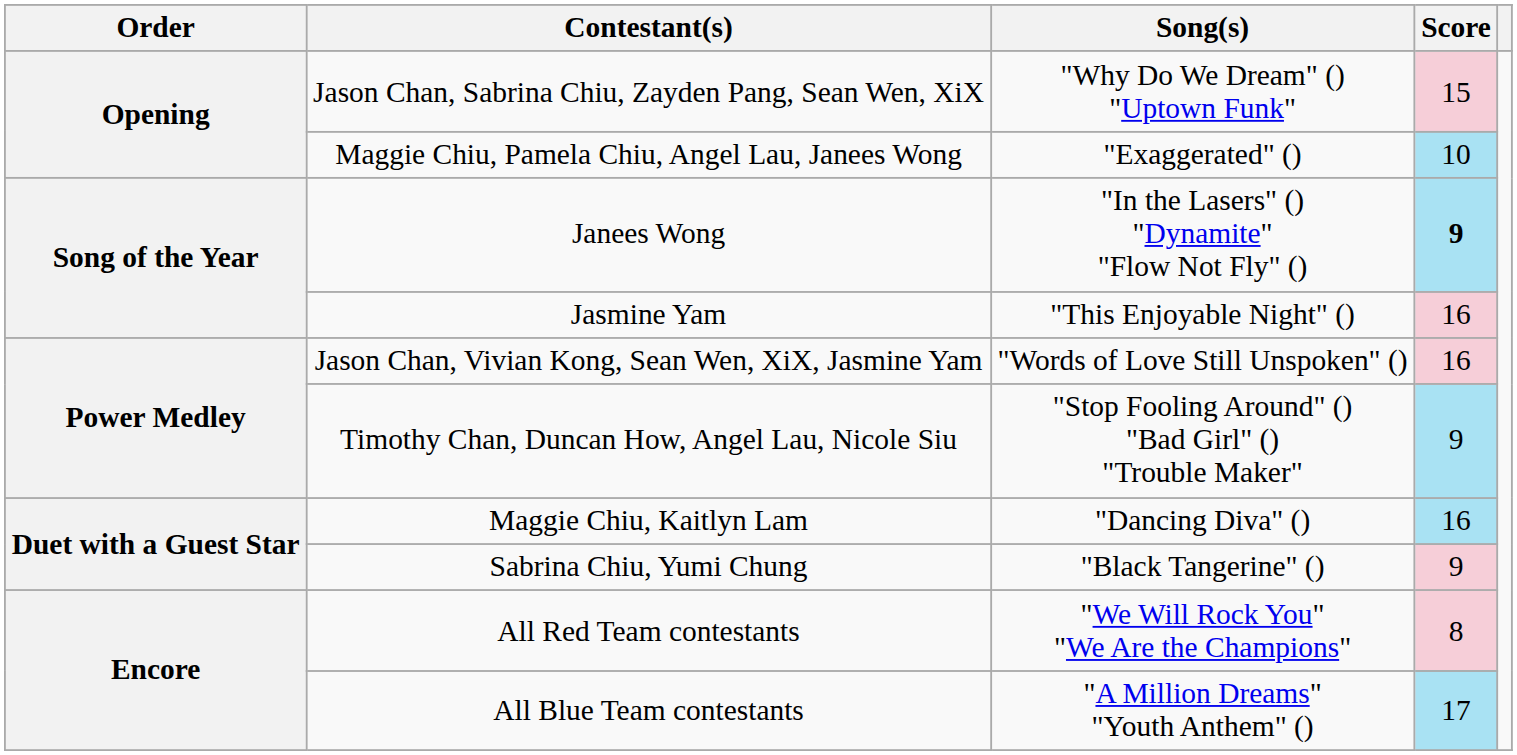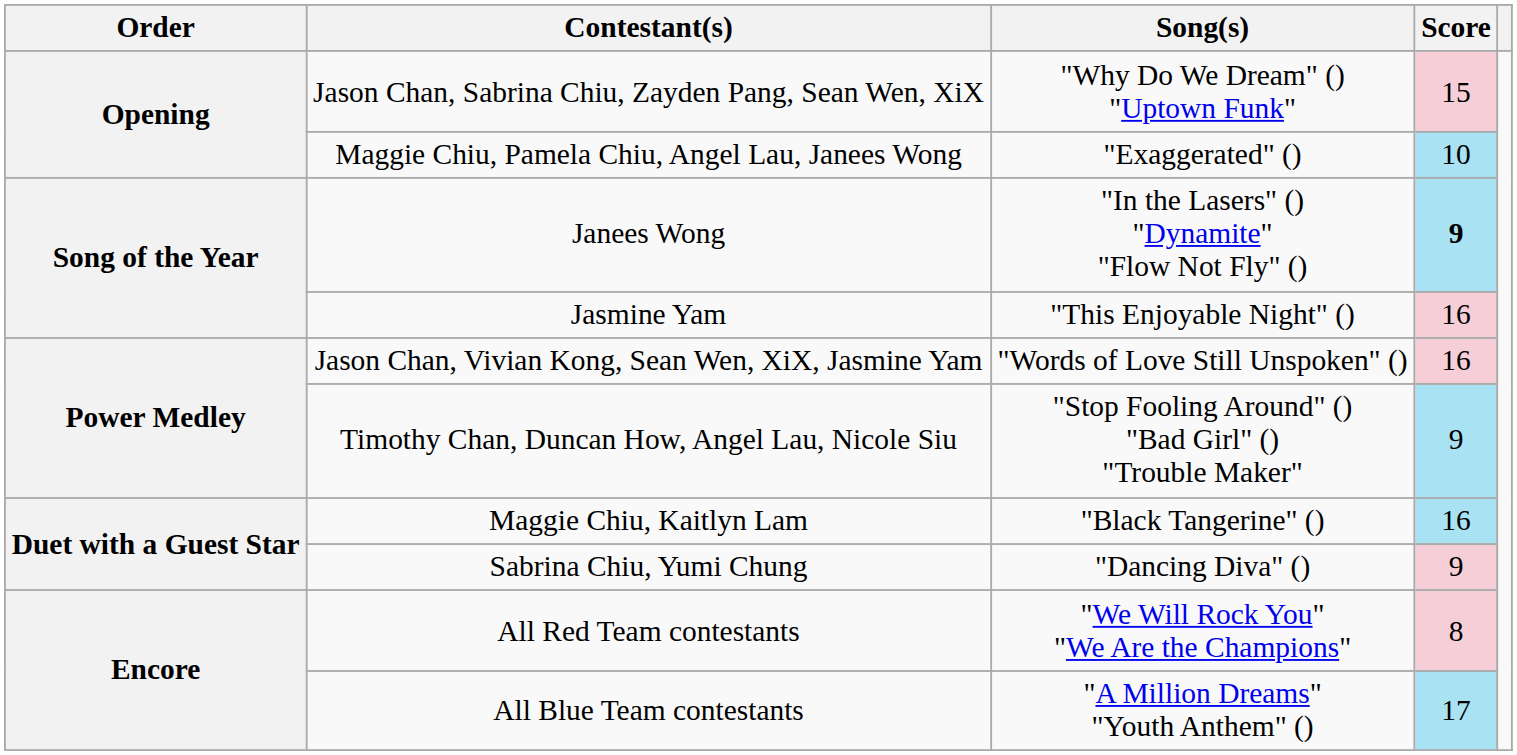(1203, 520) "Dancing Diva" () -> (1203, 520) "Black Tangerine" ()
(1203, 566) "Black Tangerine" () -> (1203, 566) "Dancing Diva" ()
